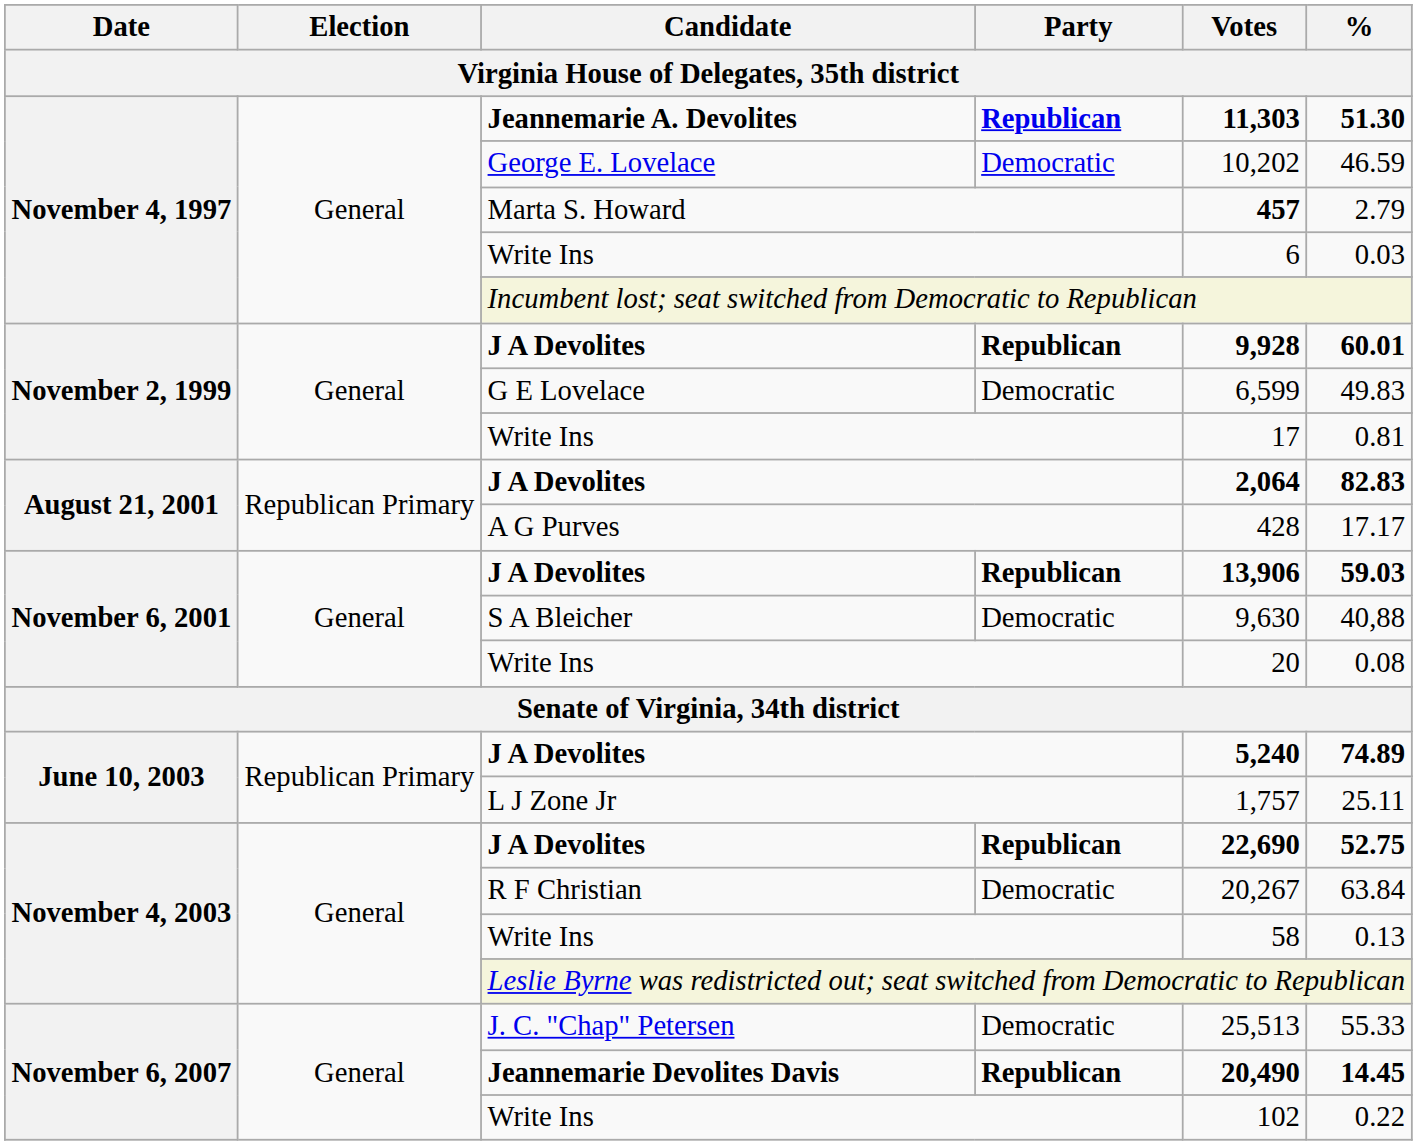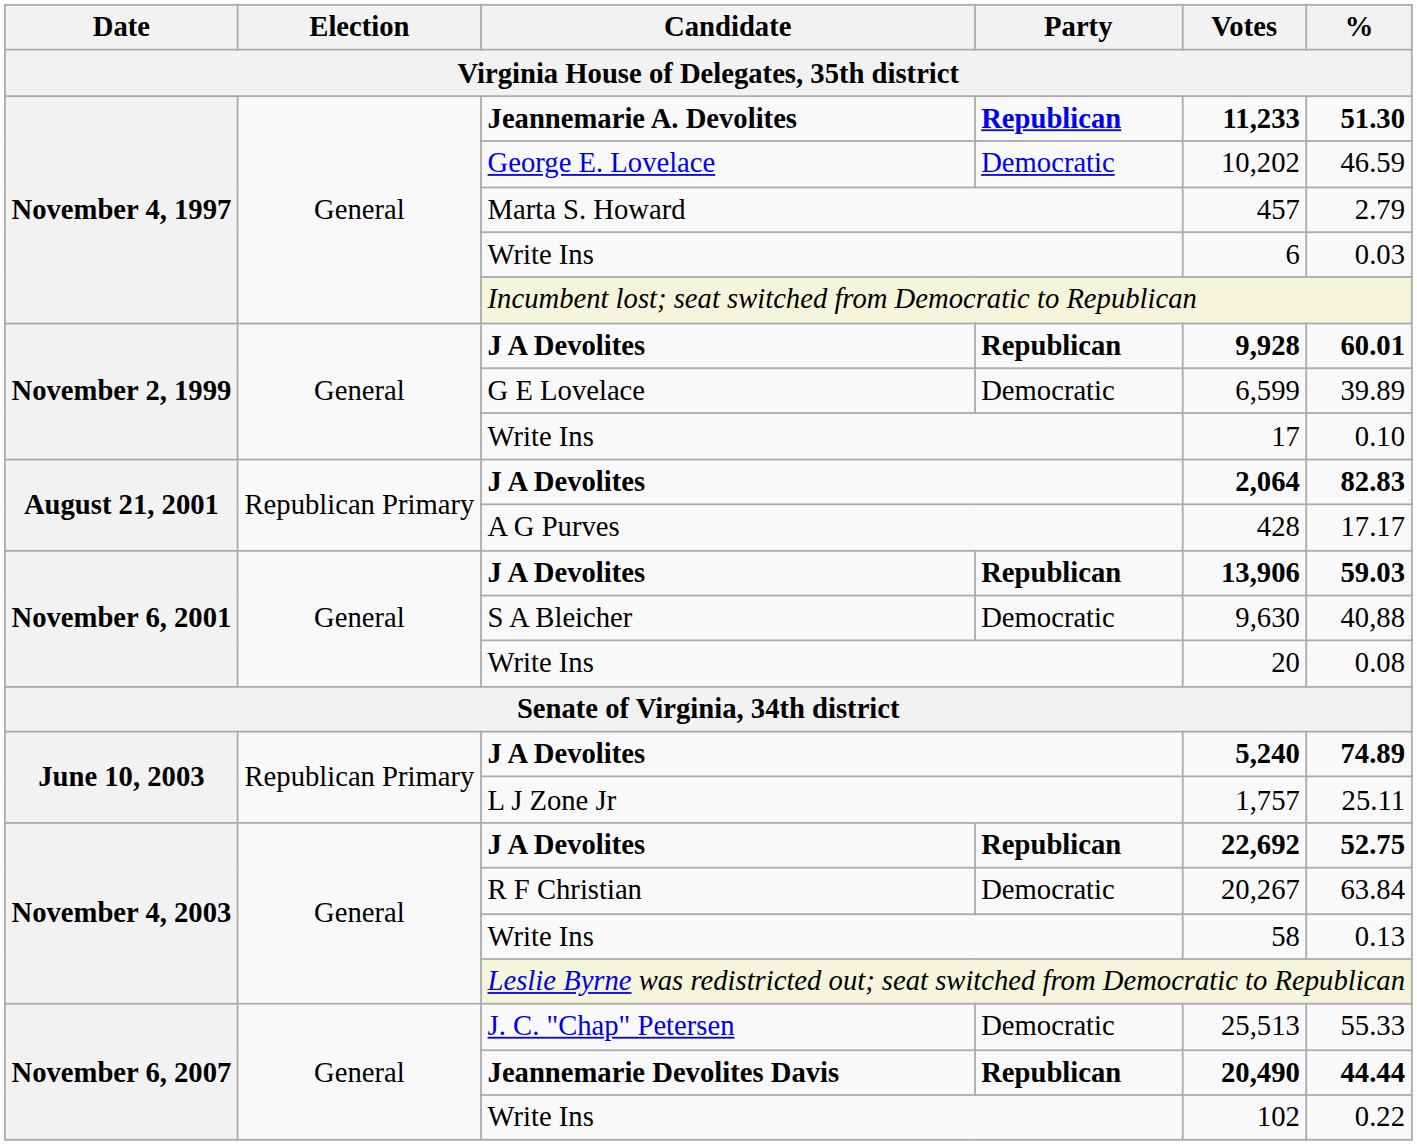(1261, 118) 11,303 -> (1261, 118) 11,233
(1278, 208) bold -> (1278, 208) normal
(1373, 390) 49.83 -> (1373, 390) 39.89
(1380, 436) 0.81 -> (1380, 436) 0.10
(1260, 844) 22,690 -> (1260, 844) 22,692
(1373, 1071) 14.45 -> (1373, 1071) 44.44
